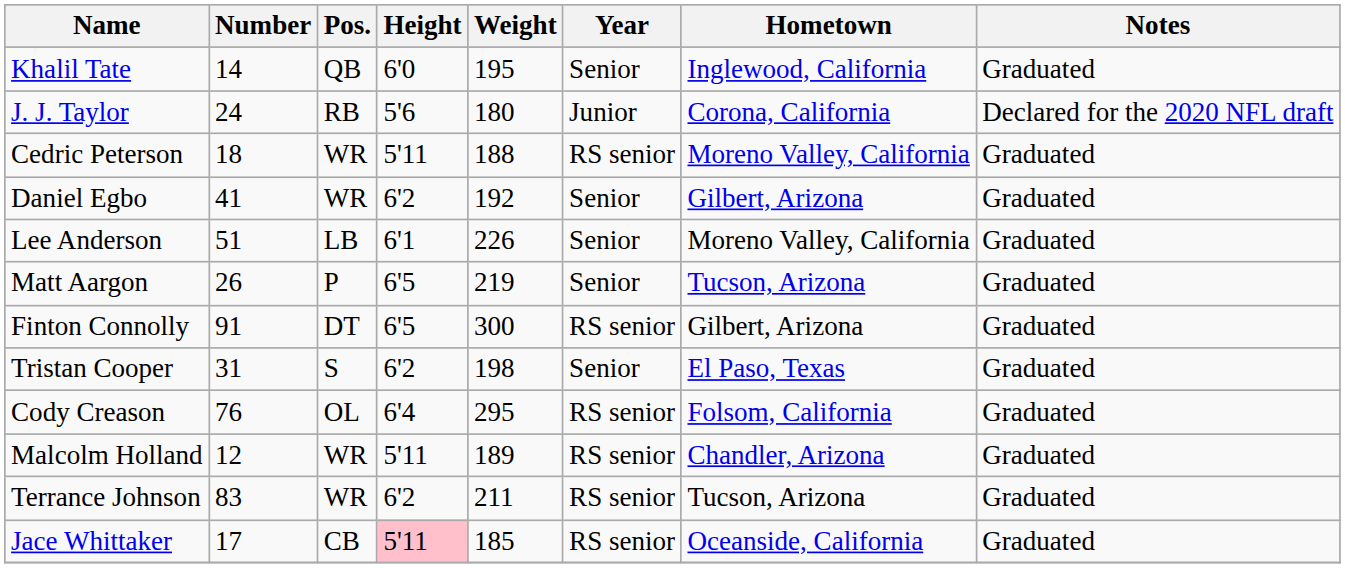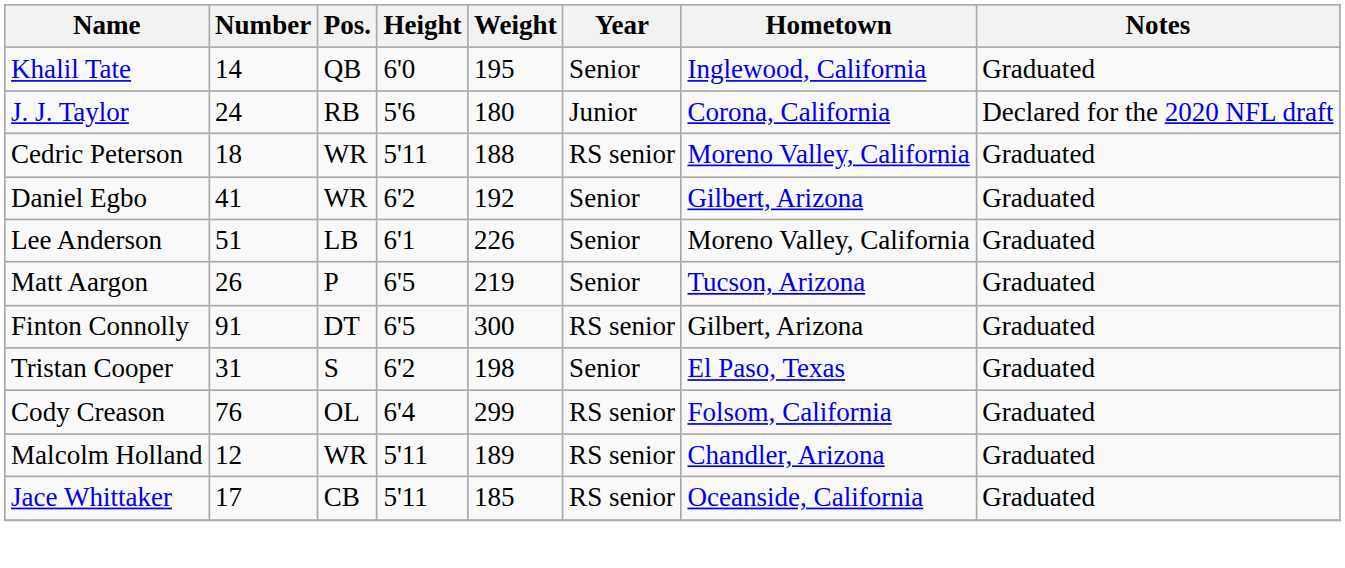(494, 411) 295 -> (494, 411) 299
- row: (106, 497)
(406, 540) pink background -> (406, 497) no background
